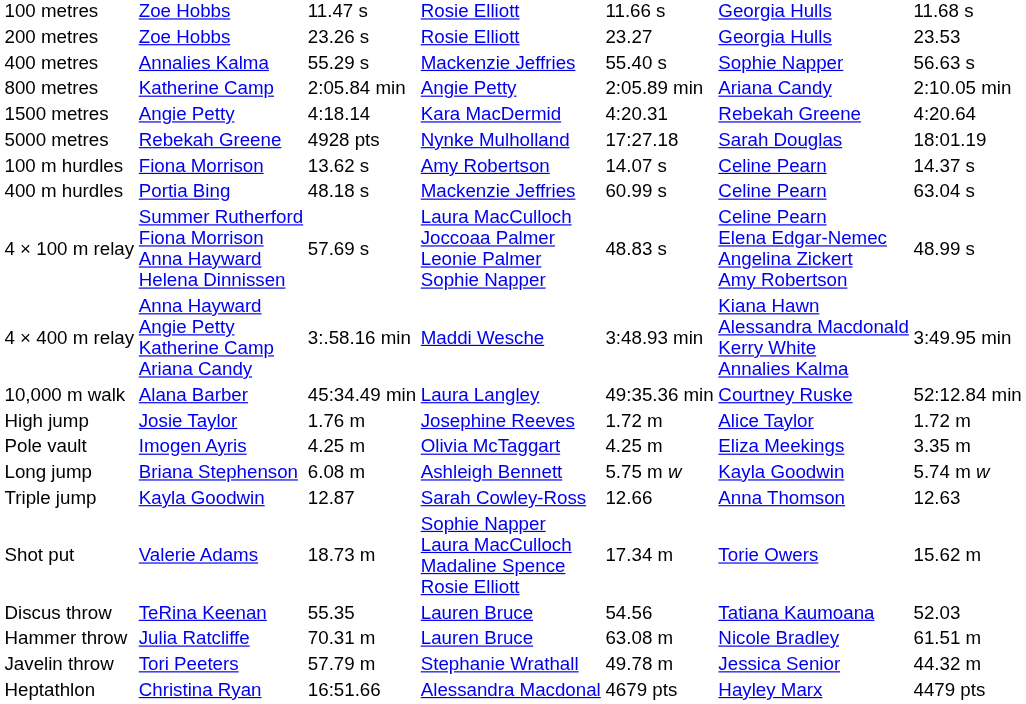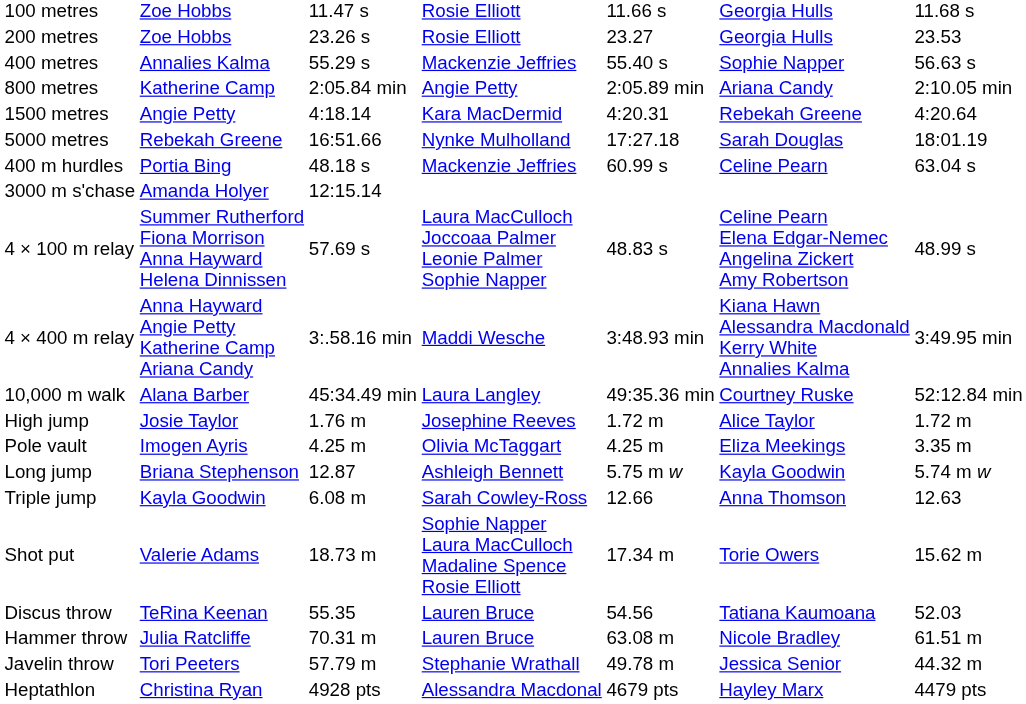(344, 139) 4928 pts -> (345, 139) 16:51.66
- row: (64, 165)
+ row: (70, 191)
(336, 472) 6.08 m -> (332, 472) 12.87
(331, 498) 12.87 -> (337, 498) 6.08 m
(344, 689) 16:51.66 -> (345, 689) 4928 pts
